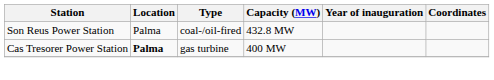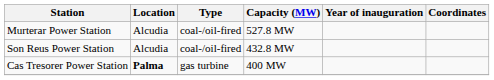+ row: (59, 30)
(147, 30) Palma -> (151, 48) Alcudia
